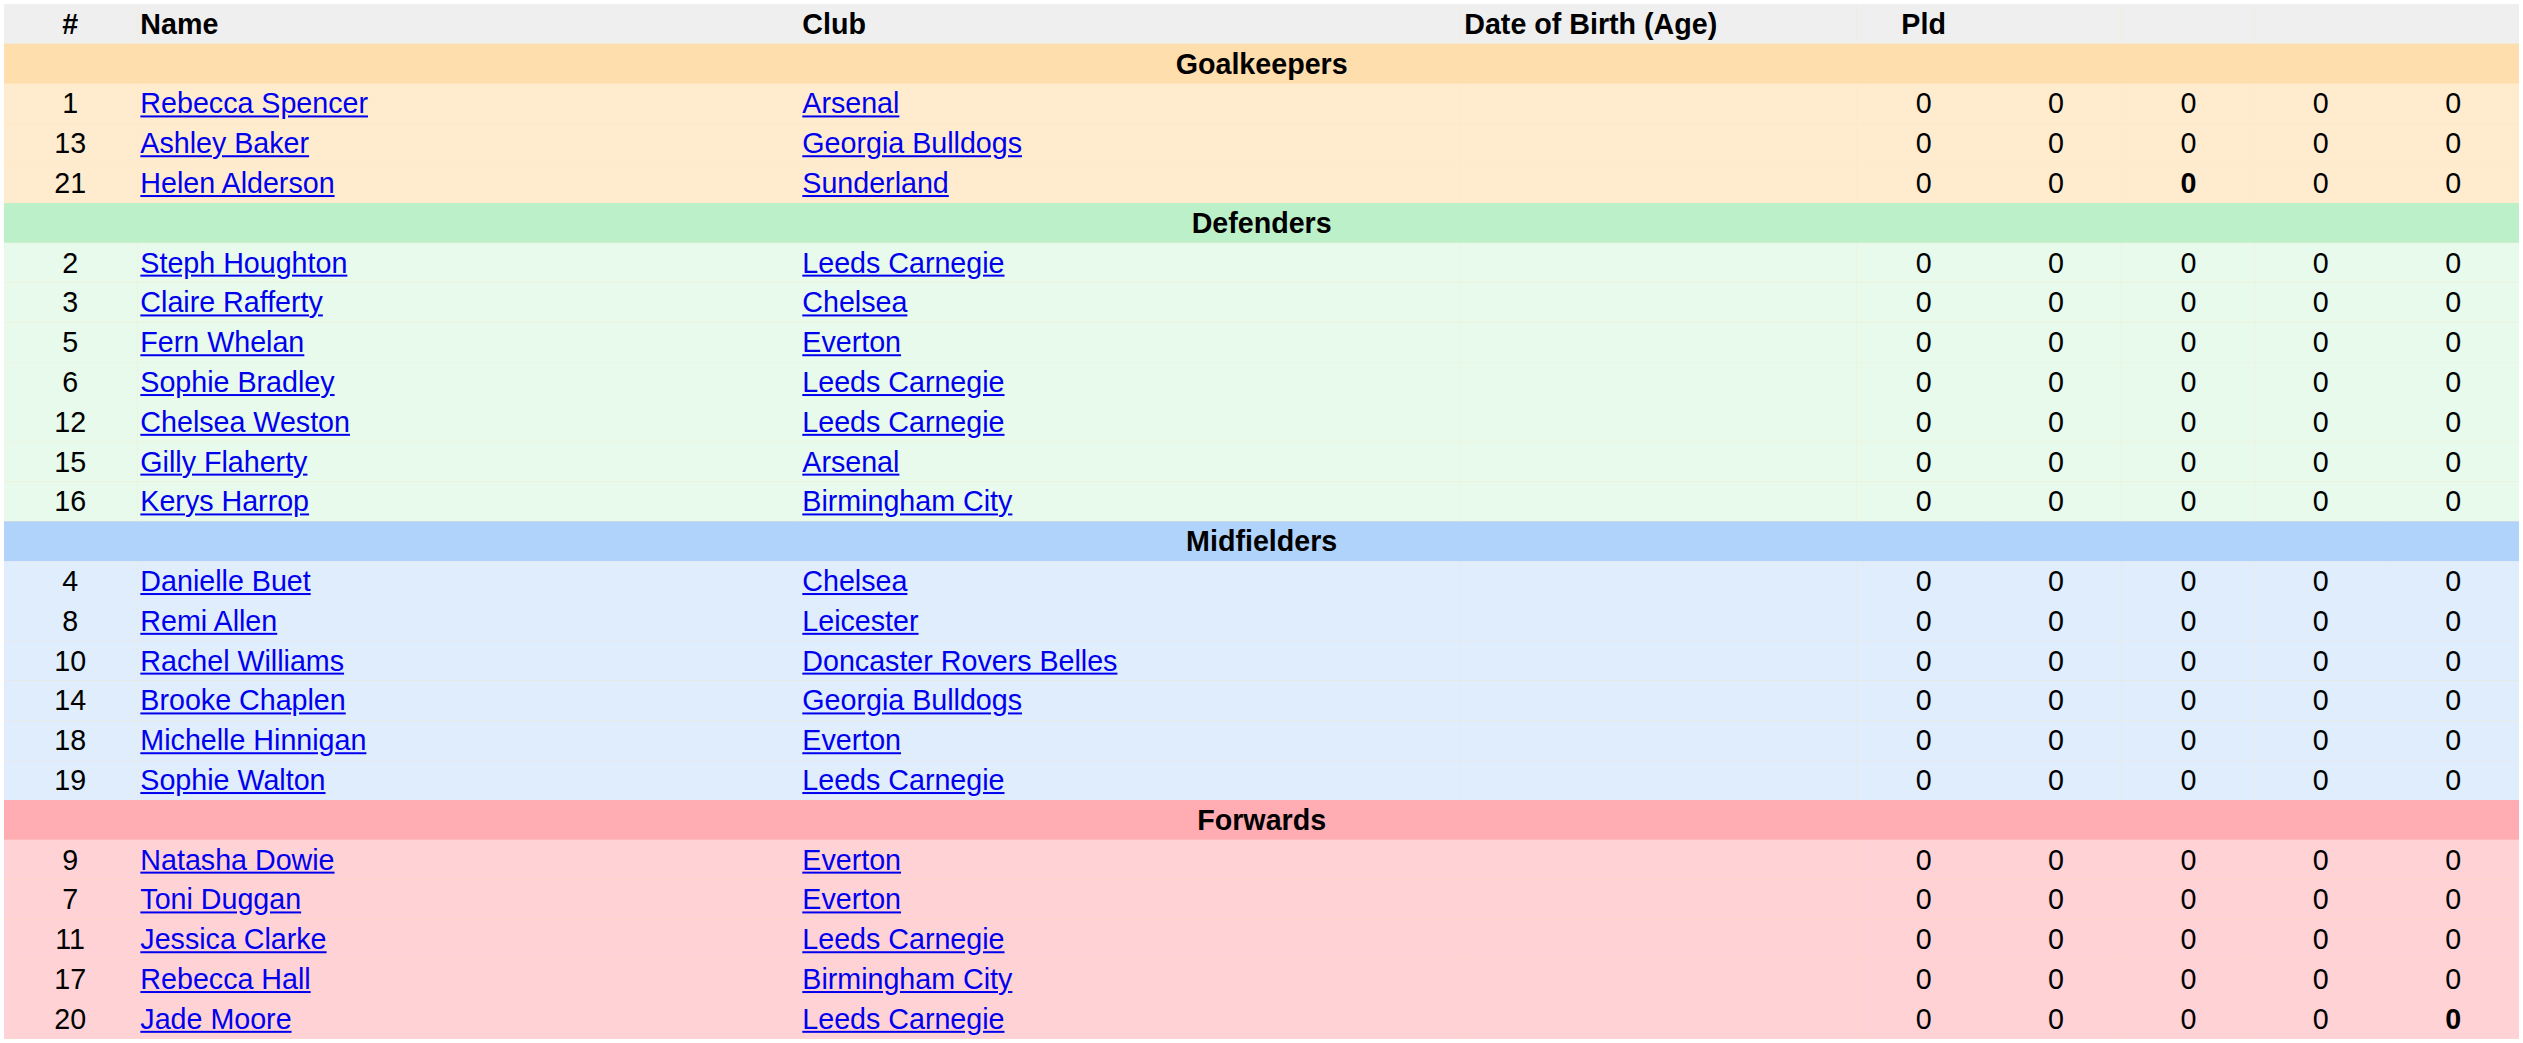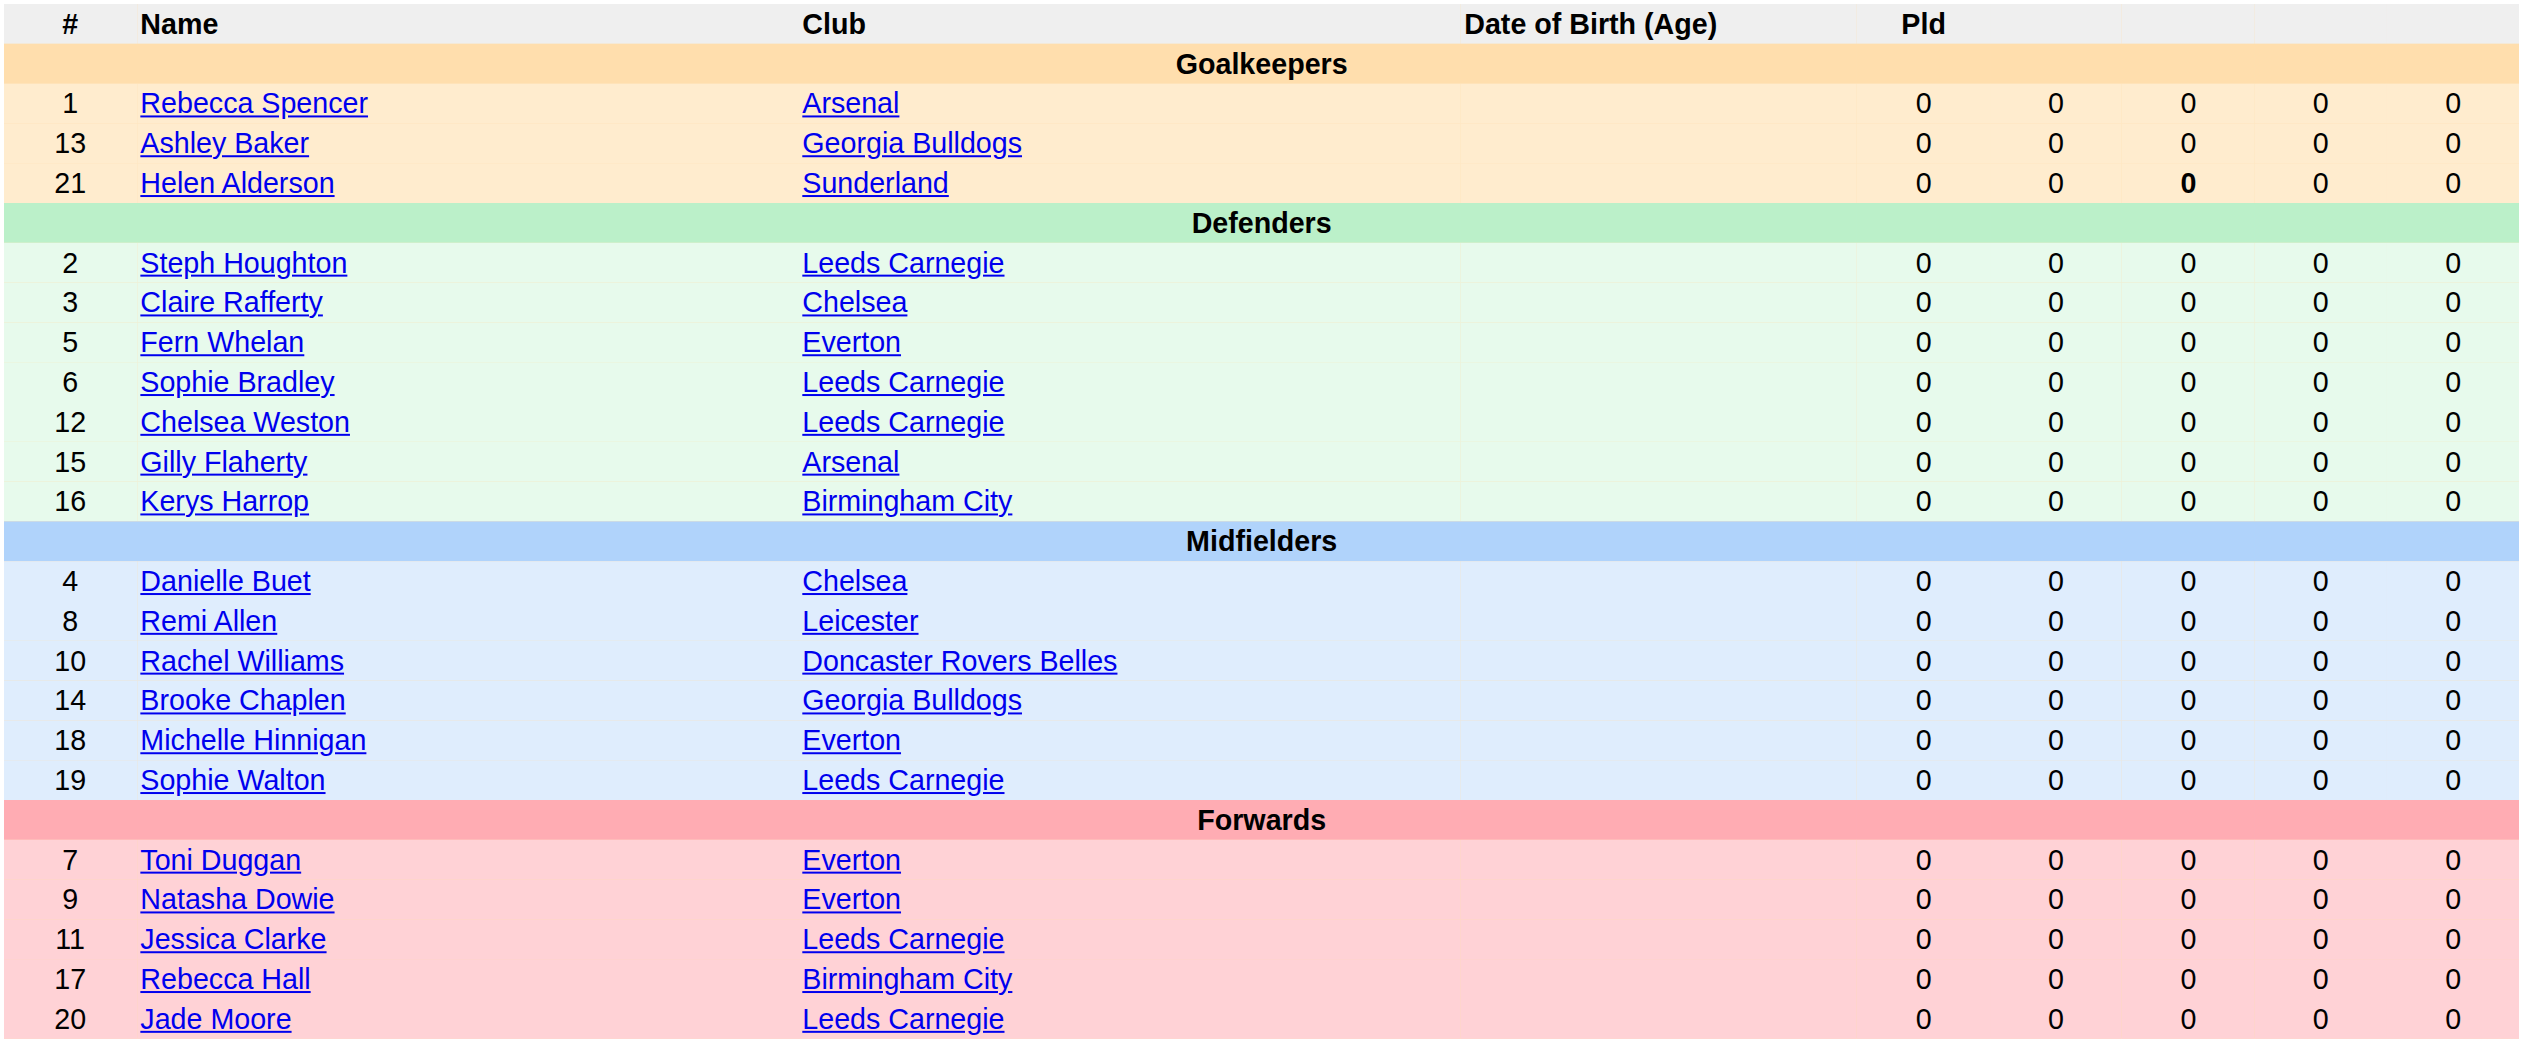rows swapped: (221, 899) <-> (237, 860)
(2453, 1019) bold -> (2453, 1019) normal
